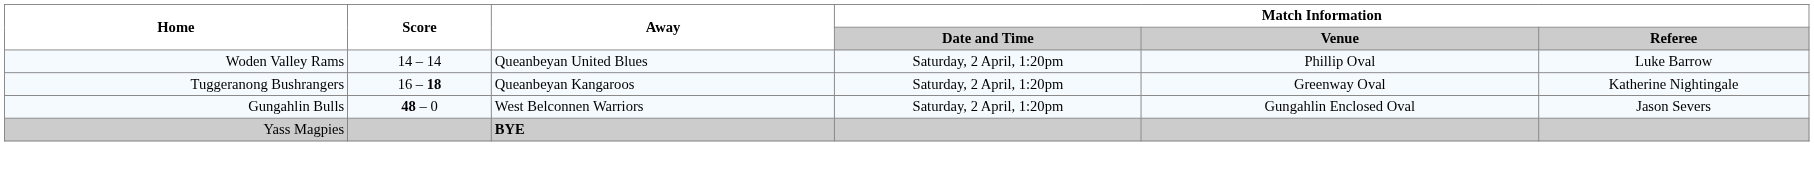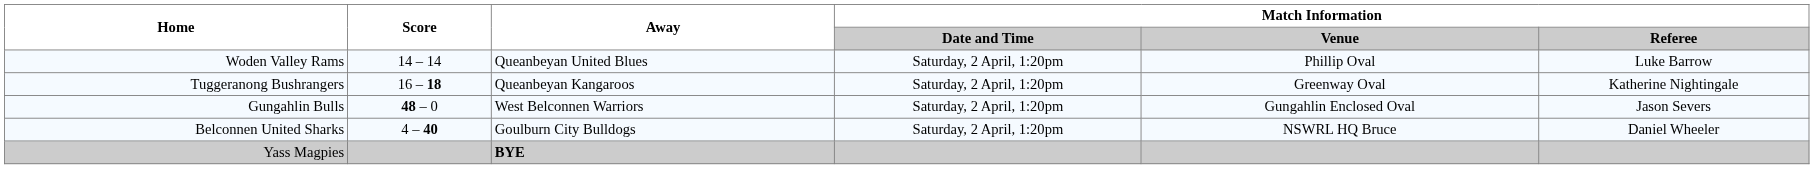+ row: (270, 129)
